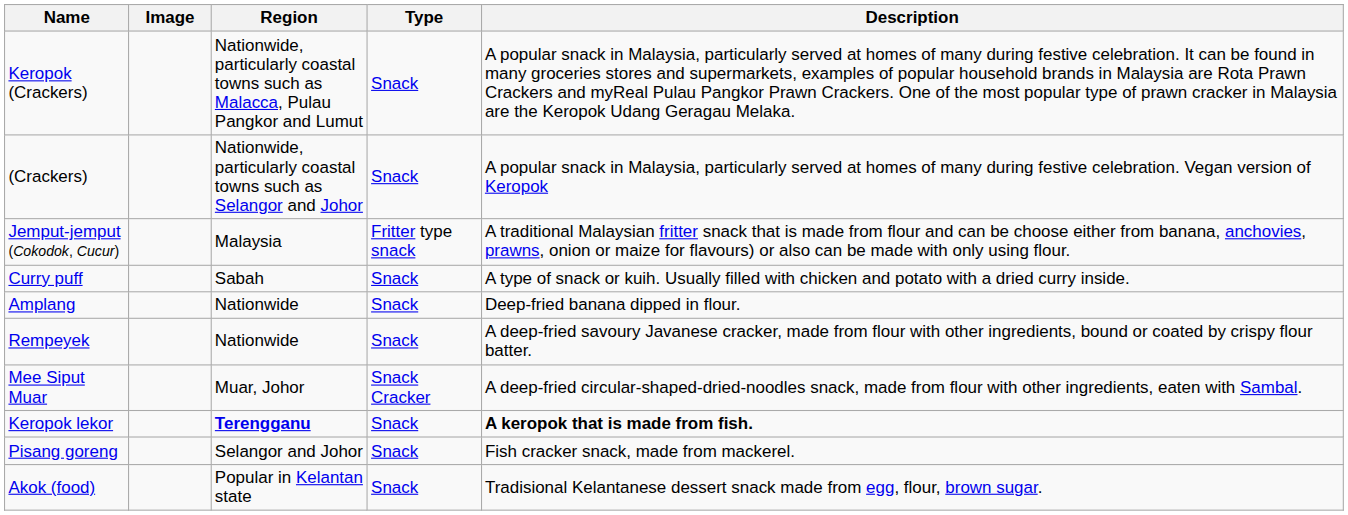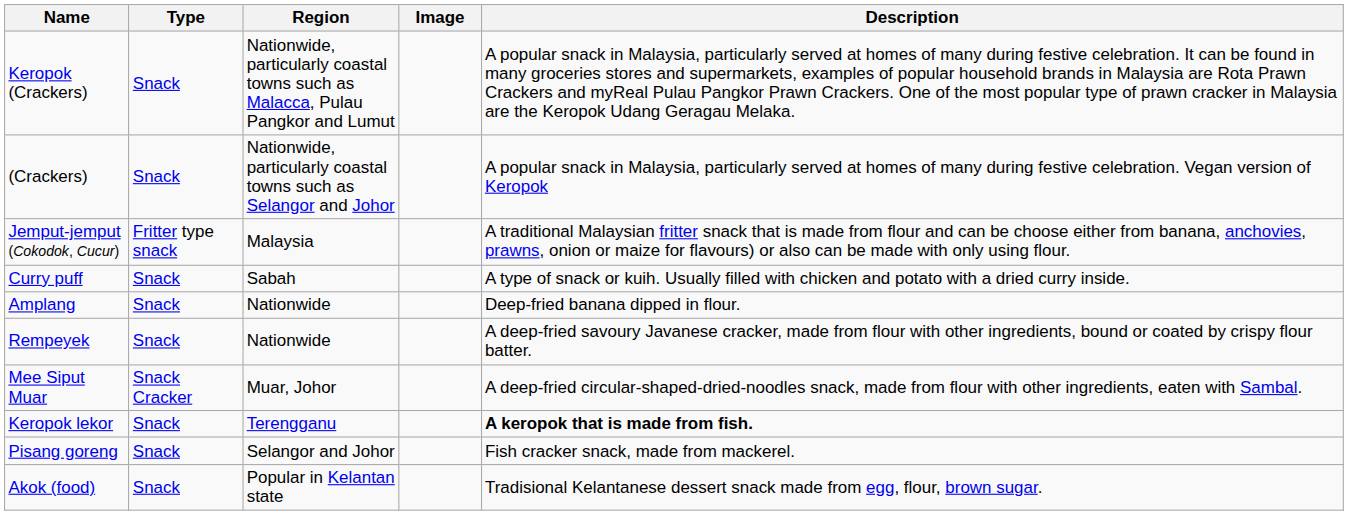columns swapped: (170, 17) <-> (424, 17)
(263, 423) bold -> (291, 423) normal
